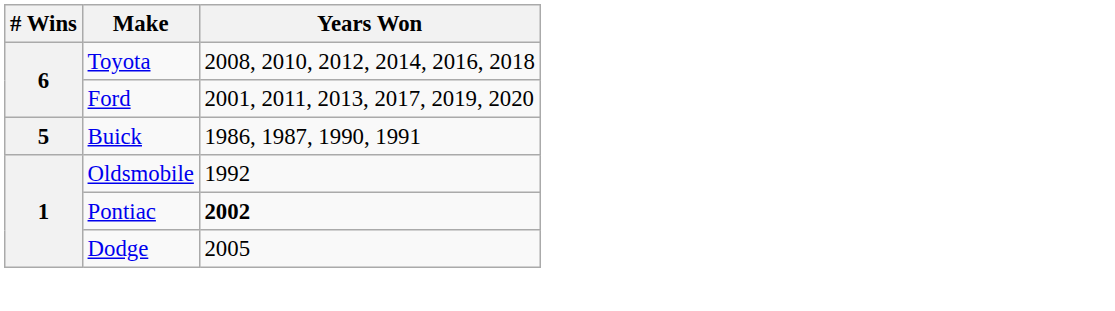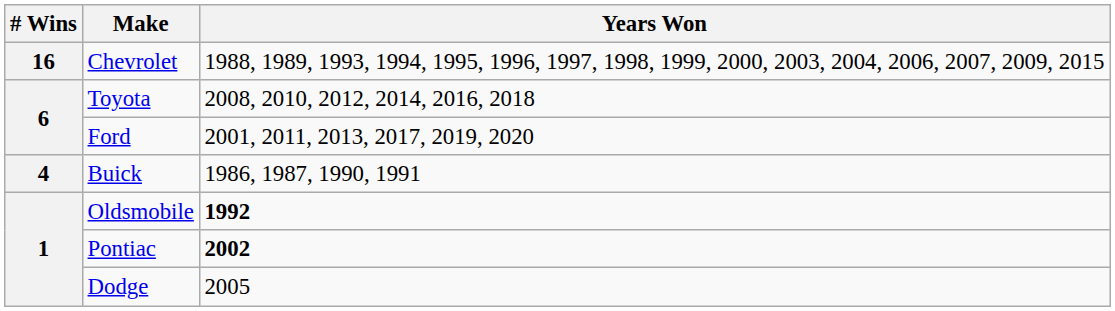+ row: (132, 61)
(43, 136) 5 -> (43, 173) 4
(227, 173) normal -> (227, 211) bold
